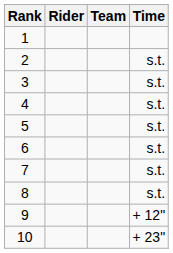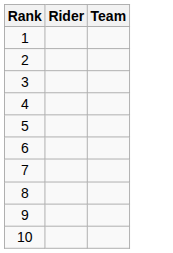- column: (149, 16)
